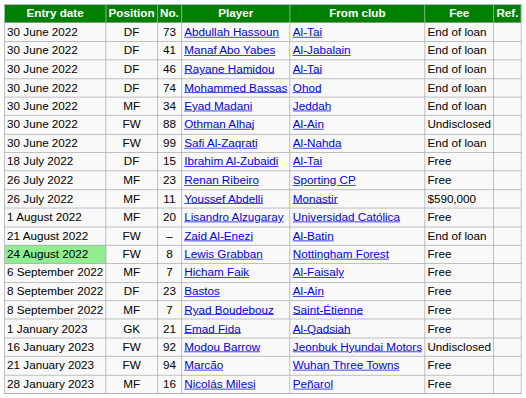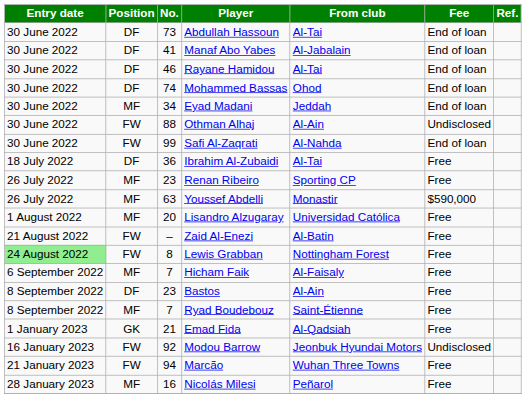(169, 161) 15 -> (169, 161) 36
(169, 198) 11 -> (169, 198) 63
(457, 236) End of loan -> (439, 236) Free
